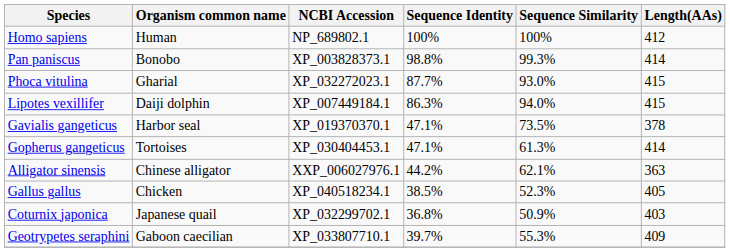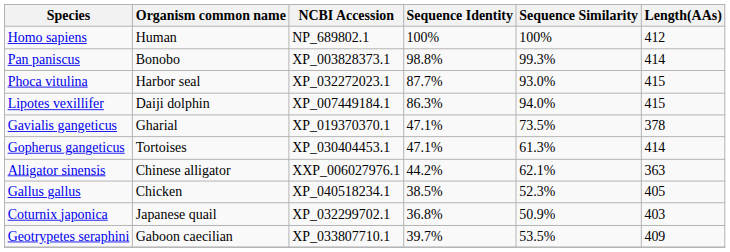(157, 81) Gharial -> (168, 81) Harbor seal
(168, 125) Harbor seal -> (157, 125) Gharial
(537, 236) 55.3% -> (537, 236) 53.5%
